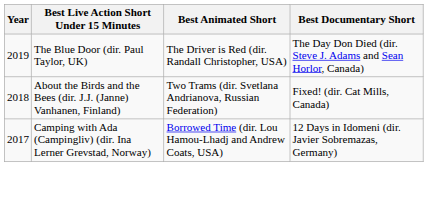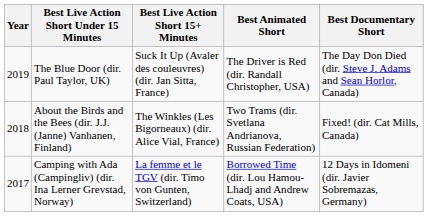+ column: (178, 25)
